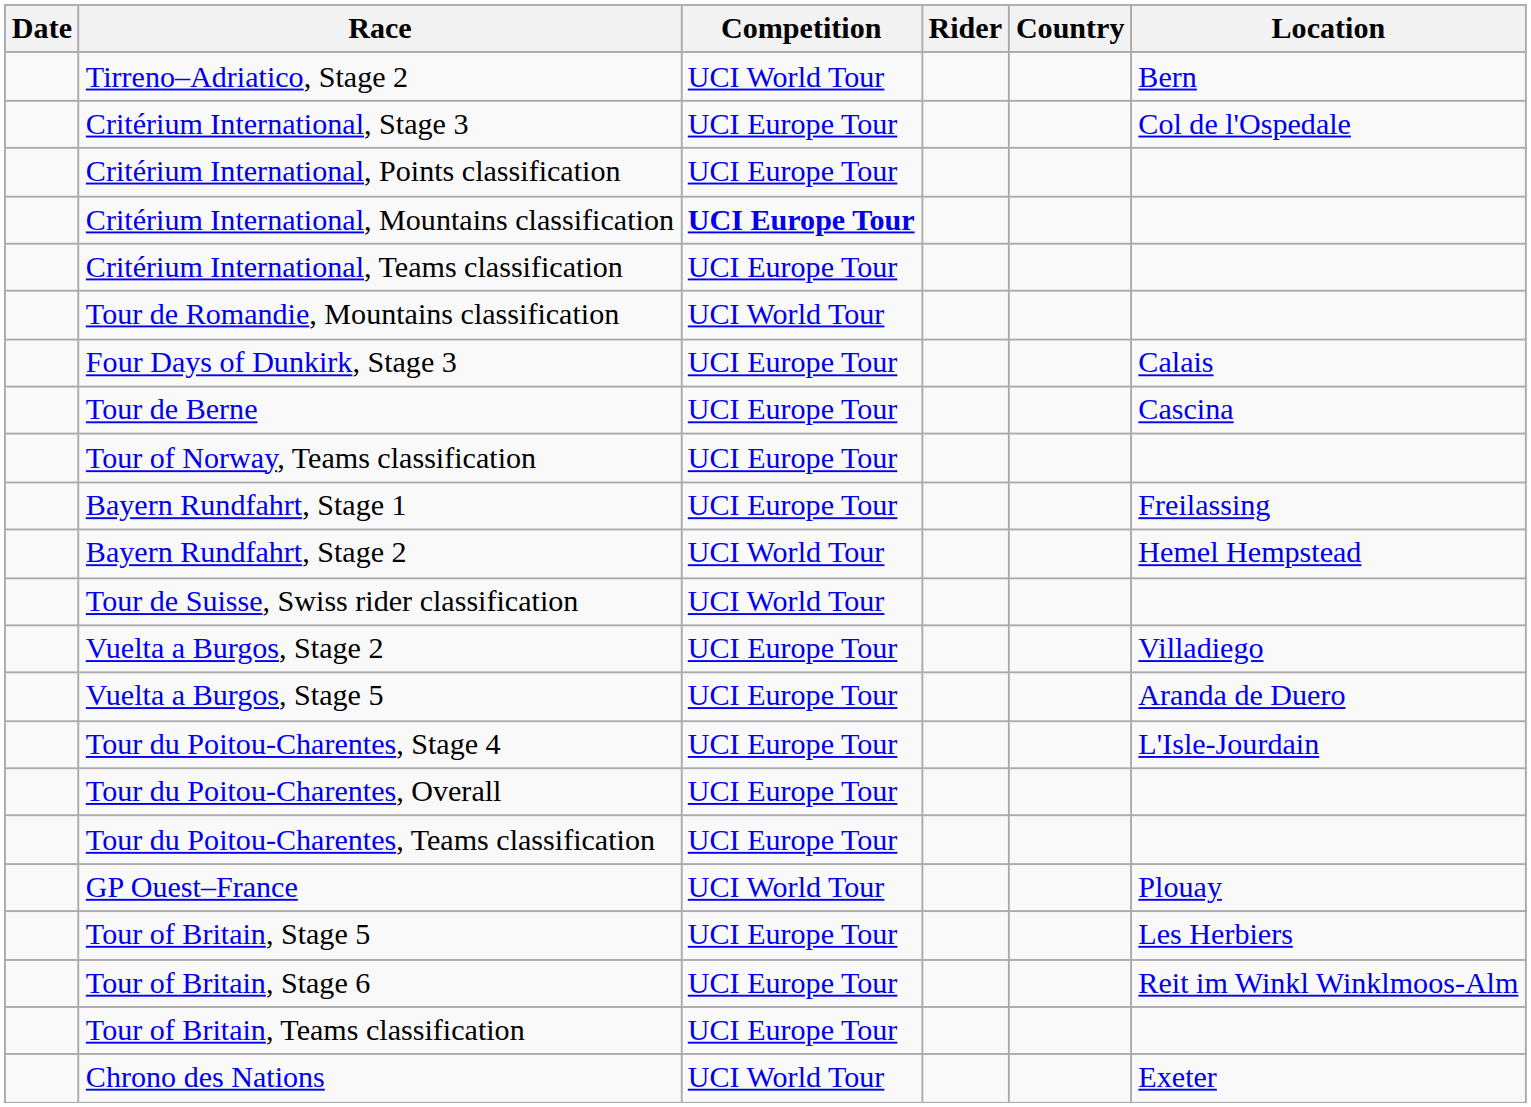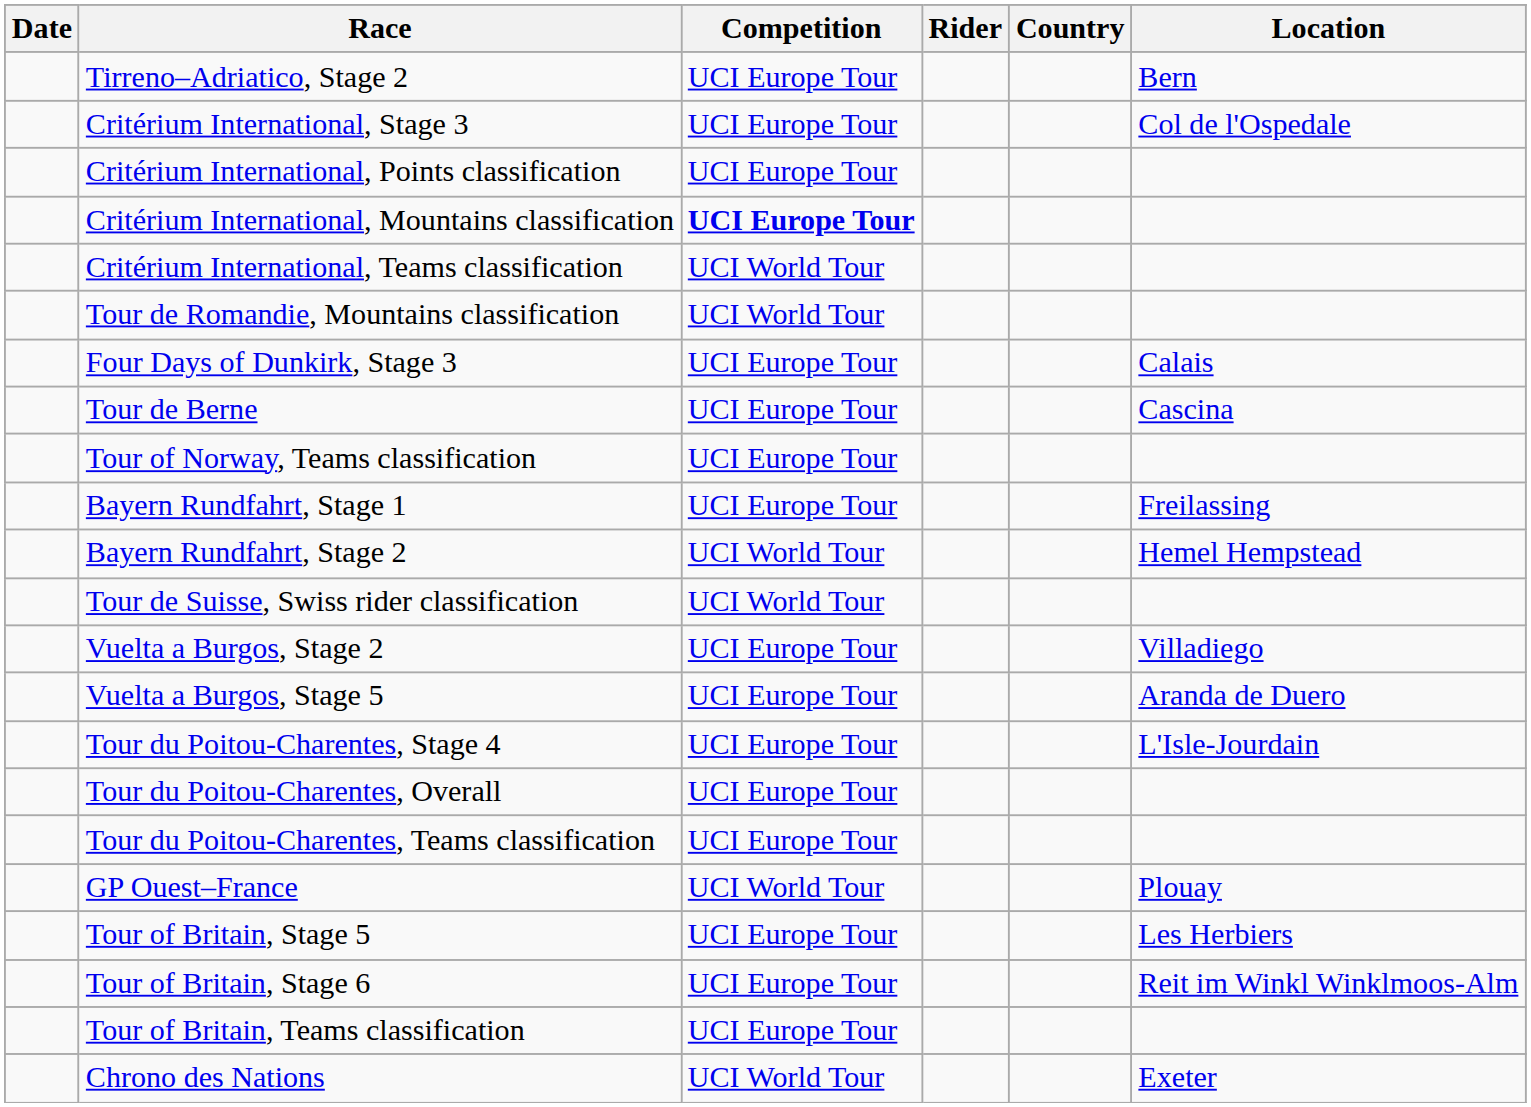(786, 76) UCI World Tour -> (793, 76) UCI Europe Tour
(793, 266) UCI Europe Tour -> (786, 266) UCI World Tour
